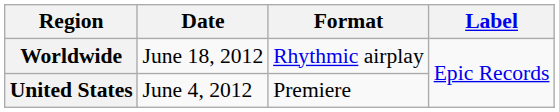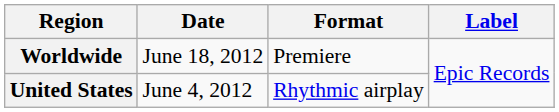(348, 55) Rhythmic airplay -> (312, 55) Premiere
(312, 90) Premiere -> (348, 90) Rhythmic airplay
